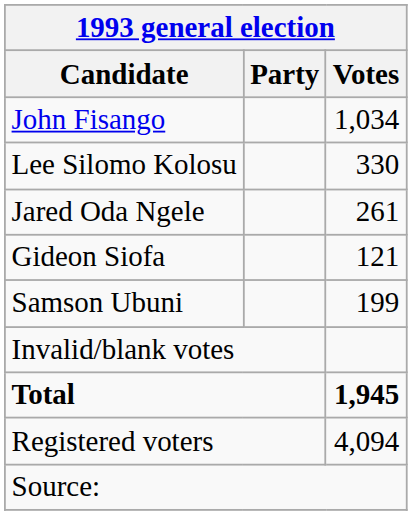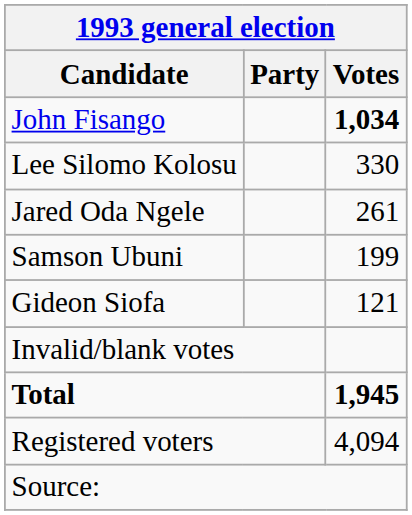(367, 119) normal -> (367, 119) bold
rows swapped: (97, 303) <-> (88, 257)
